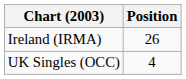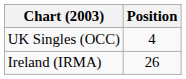rows swapped: (55, 39) <-> (64, 62)
